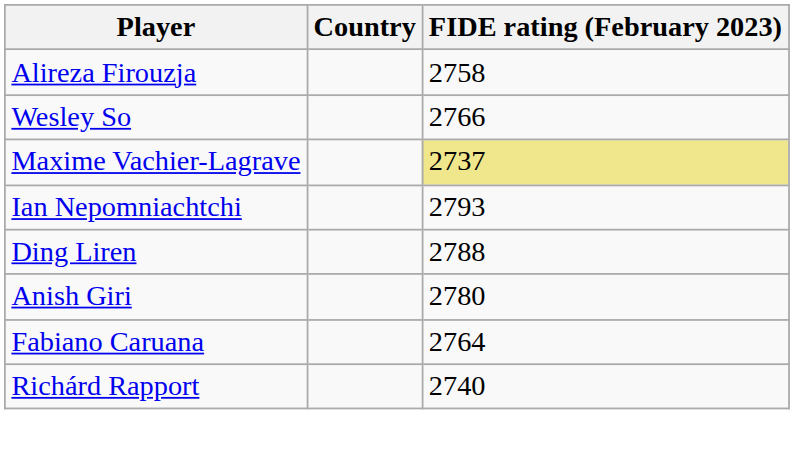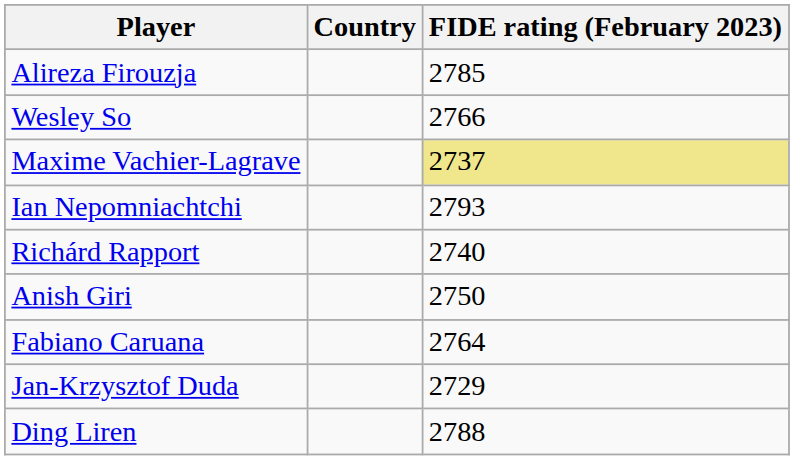(457, 71) 2758 -> (457, 71) 2785
rows swapped: (74, 251) <-> (105, 386)
(457, 296) 2780 -> (457, 296) 2750
+ row: (125, 386)
